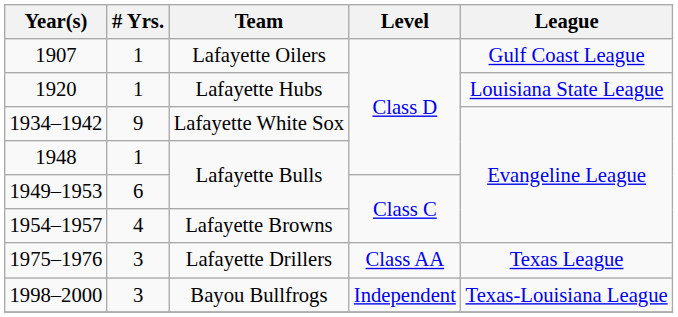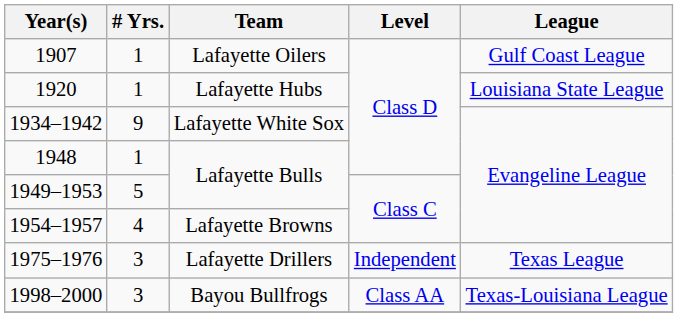(138, 192) 6 -> (138, 192) 5
(405, 260) Class AA -> (405, 260) Independent
(405, 294) Independent -> (405, 294) Class AA
